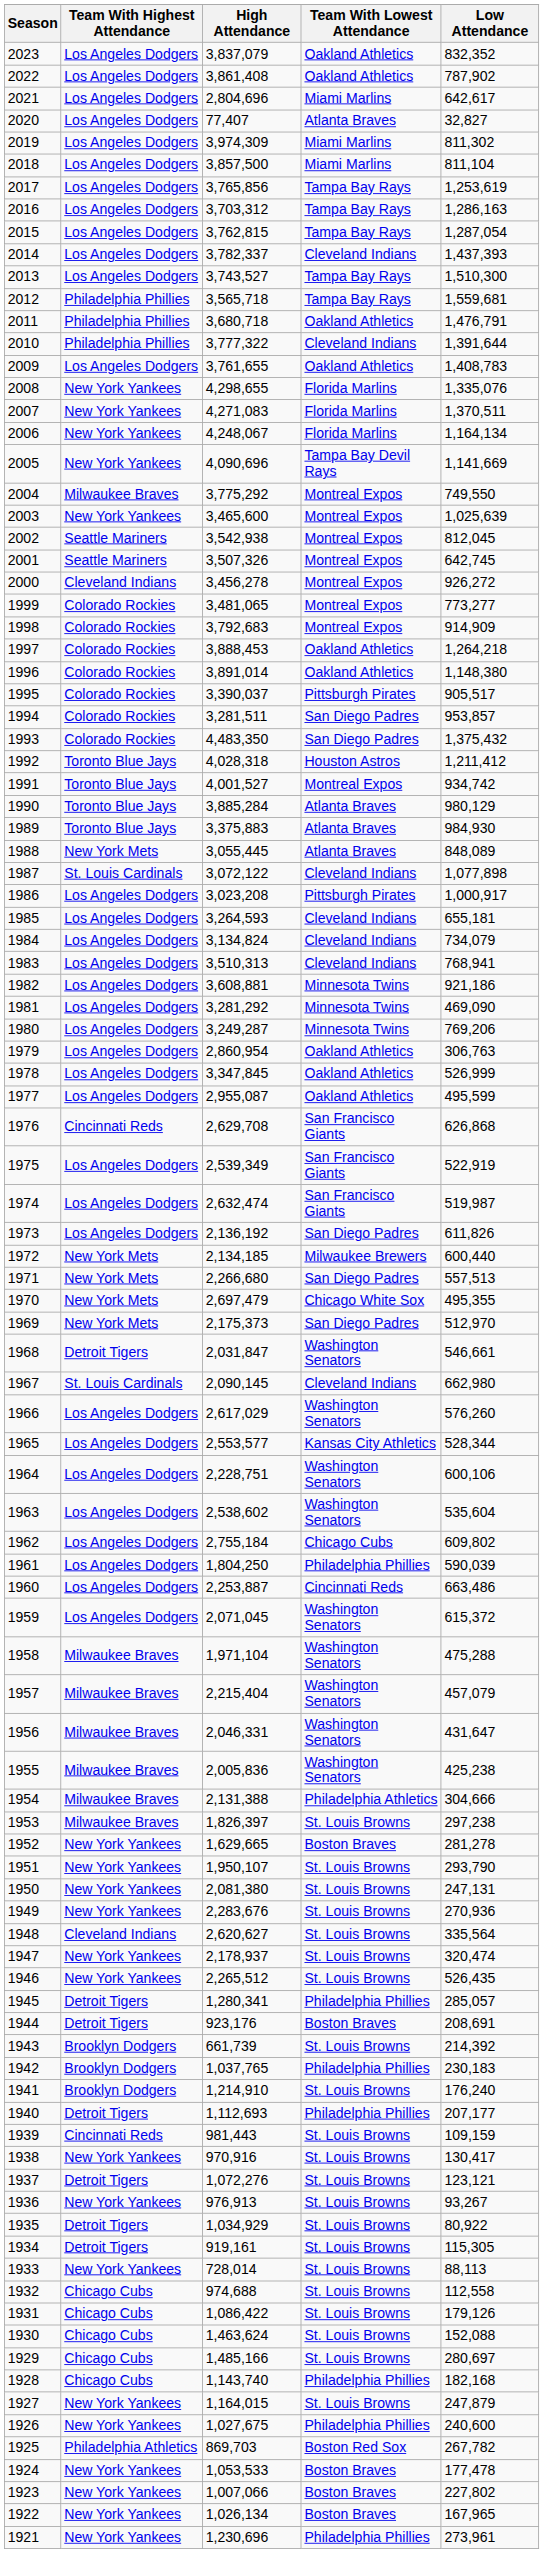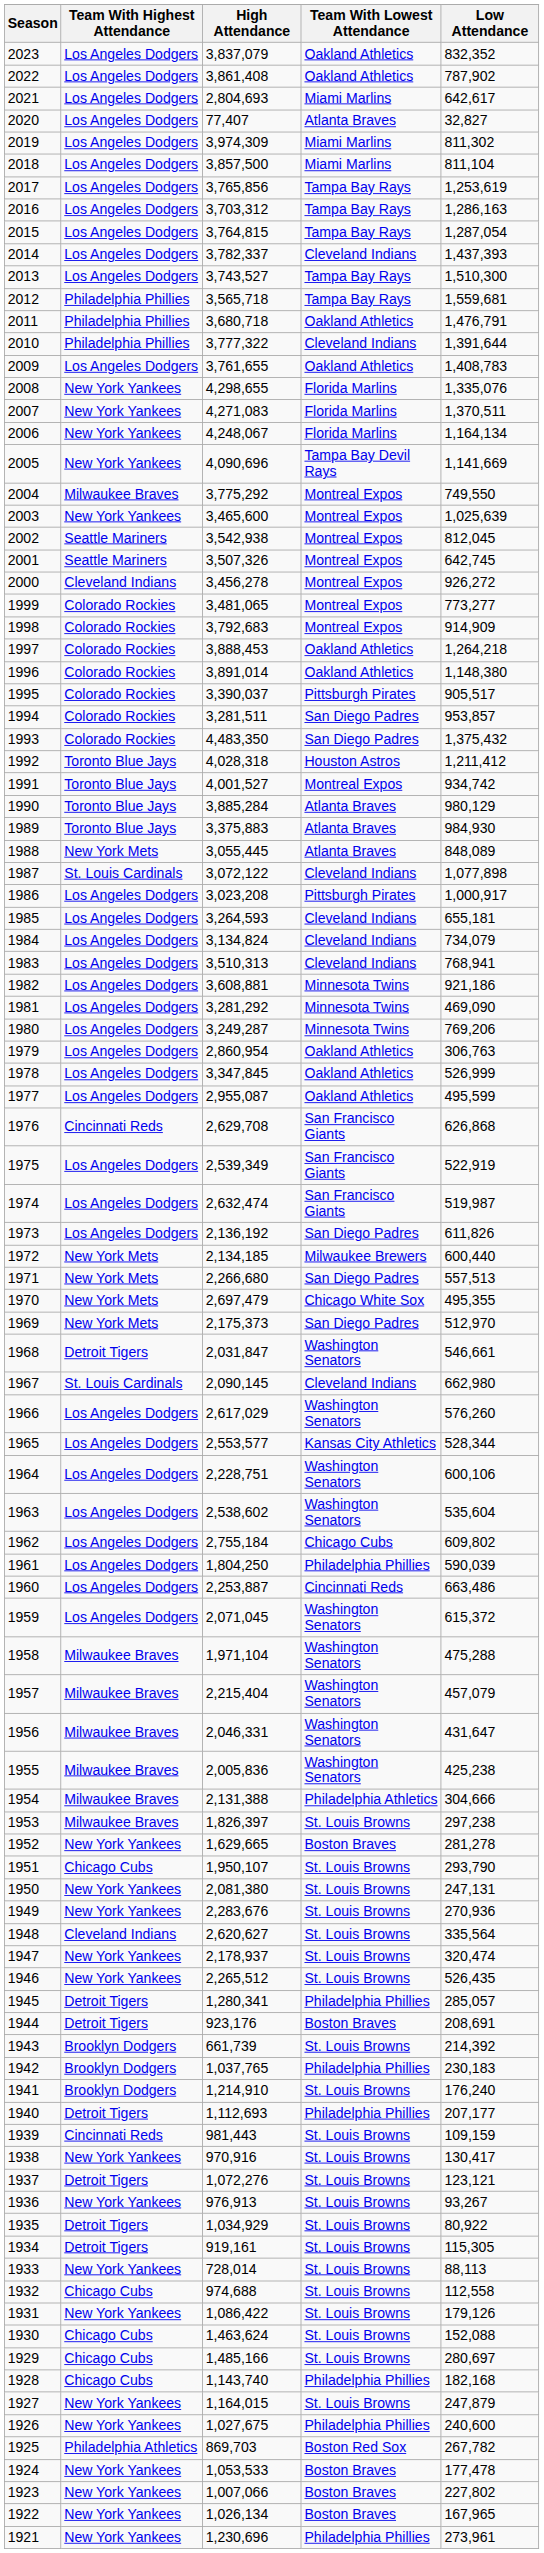(237, 98) 2,804,696 -> (237, 98) 2,804,693
(237, 232) 3,762,815 -> (237, 232) 3,764,815
(123, 1867) New York Yankees -> (108, 1867) Chicago Cubs
(108, 2314) Chicago Cubs -> (123, 2314) New York Yankees
